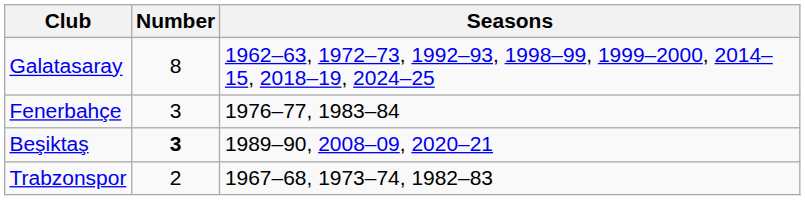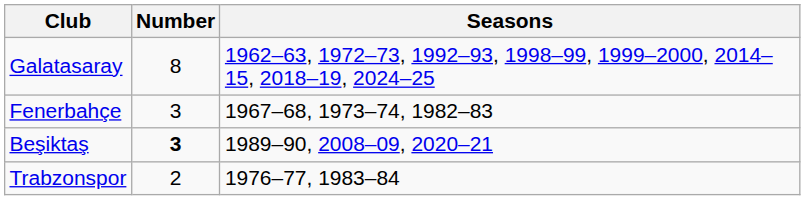(312, 111) 1976–77, 1983–84 -> (359, 111) 1967–68, 1973–74, 1982–83
(359, 177) 1967–68, 1973–74, 1982–83 -> (312, 177) 1976–77, 1983–84
